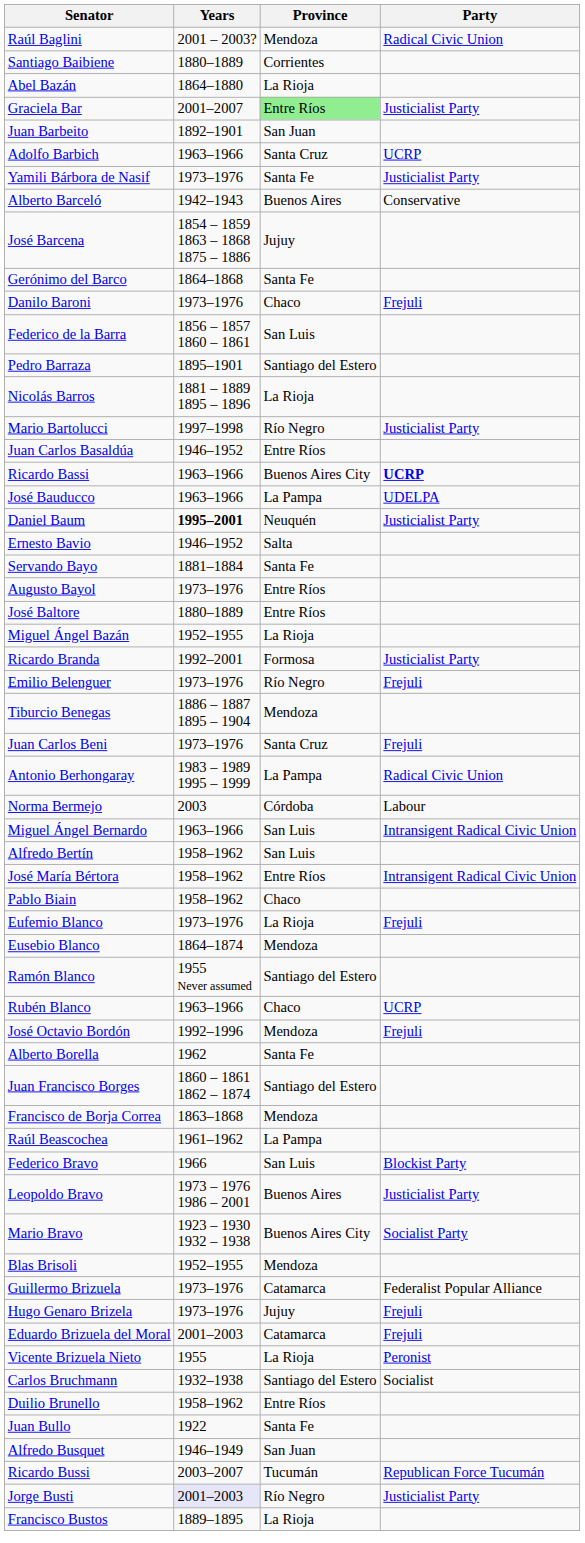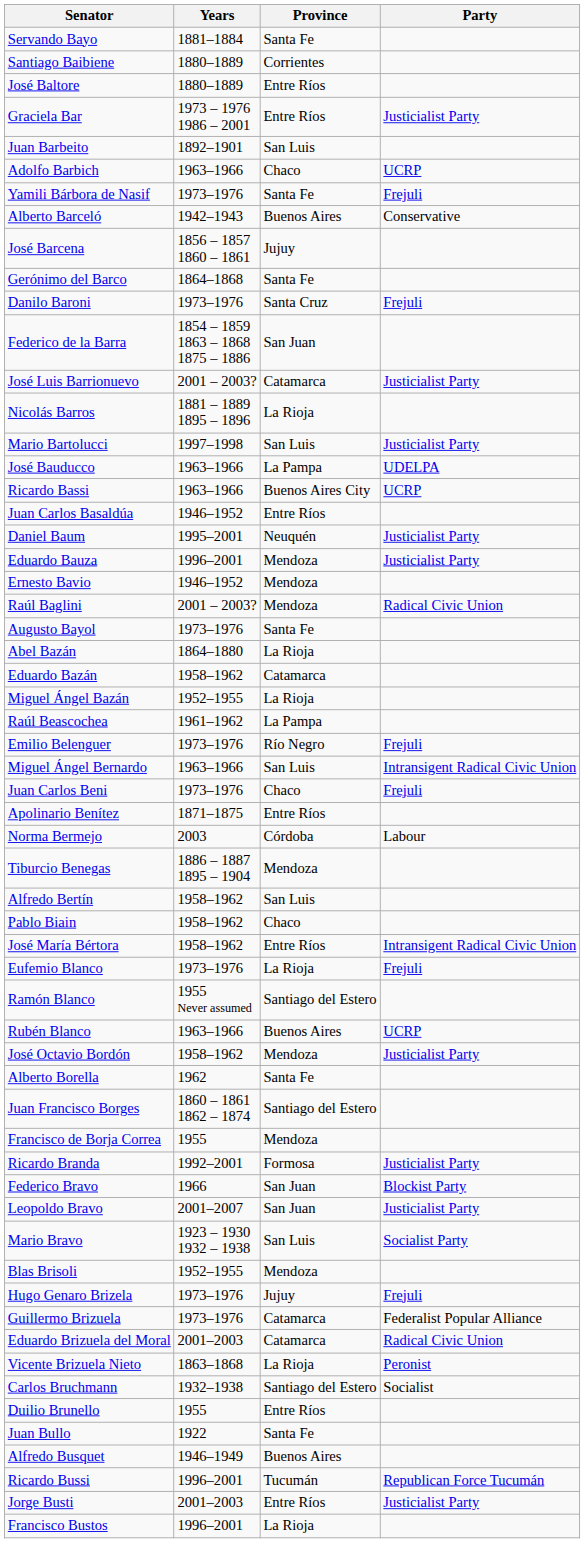rows swapped: (45, 39) <-> (52, 566)
rows swapped: (44, 612) <-> (42, 85)
(210, 108) 2001–2007 -> (214, 116) 1973 – 1976 1986 – 2001
(294, 108) lightgreen background -> (294, 116) no background
(290, 131) San Juan -> (289, 147) San Luis
(296, 154) Santa Cruz -> (282, 170) Chaco
(431, 177) Justicialist Party -> (403, 194) Frejuli
(214, 240) 1854 – 1859 1863 – 1868 1875 – 1886 -> (214, 248) 1856 – 1857 1860 – 1861
(282, 302) Chaco -> (296, 302) Santa Cruz
(214, 334) 1856 – 1857 1860 – 1861 -> (214, 342) 1854 – 1859 1863 – 1868 1875 – 1886
(289, 334) San Luis -> (290, 342) San Juan
- row: (49, 365)
+ row: (73, 381)
(294, 427) Río Negro -> (289, 444) San Luis
rows swapped: (70, 451) <-> (51, 497)
(404, 474) bold -> (402, 490) normal
(210, 520) bold -> (210, 536) normal
+ row: (52, 559)
(278, 543) Salta -> (291, 582) Mendoza
(294, 589) Entre Ríos -> (289, 629) Santa Fe
+ row: (52, 675)
rows swapped: (58, 1140) <-> (54, 658)
rows swapped: (59, 713) <-> (77, 830)
(296, 744) Santa Cruz -> (282, 790) Chaco
+ row: (63, 813)
- row: (71, 775)
rows swapped: (63, 876) <-> (42, 899)
- row: (54, 945)
(282, 1008) Chaco -> (302, 1031) Buenos Aires
(210, 1031) 1992–1996 -> (210, 1054) 1958–1962
(403, 1031) Frejuli -> (431, 1054) Justicialist Party
(210, 1116) 1863–1868 -> (192, 1140) 1955
(289, 1163) San Luis -> (290, 1186) San Juan
(214, 1194) 1973 – 1976 1986 – 2001 -> (210, 1209) 2001–2007
(302, 1194) Buenos Aires -> (290, 1209) San Juan
(317, 1233) Buenos Aires City -> (289, 1240) San Luis
rows swapped: (64, 1288) <-> (70, 1311)
(403, 1334) Frejuli -> (443, 1341) Radical Civic Union
(192, 1357) 1955 -> (210, 1364) 1863–1868
(210, 1403) 1958–1962 -> (192, 1410) 1955
(290, 1449) San Juan -> (302, 1456) Buenos Aires
(210, 1472) 2003–2007 -> (210, 1479) 1996–2001
(210, 1496) lavender background -> (210, 1502) no background
(294, 1496) Río Negro -> (294, 1502) Entre Ríos
(210, 1519) 1889–1895 -> (210, 1525) 1996–2001
